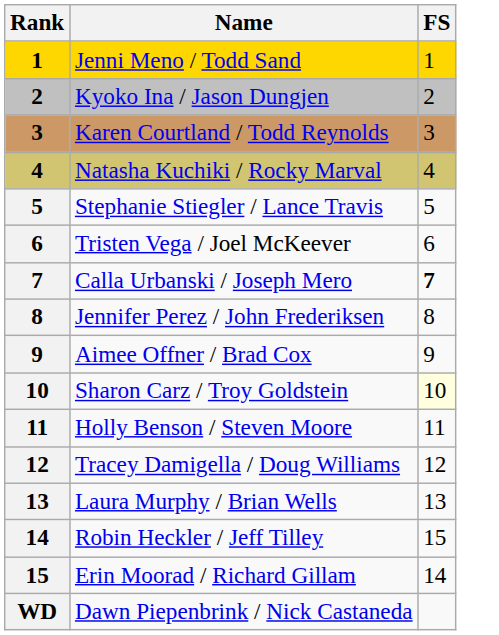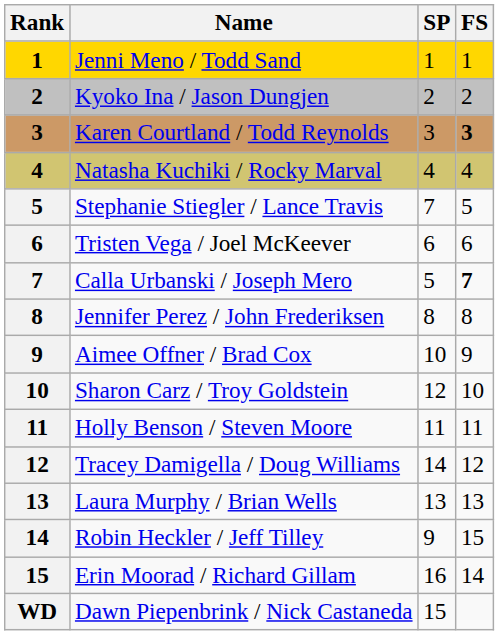+ column: (437, 22)
(429, 133) normal -> (467, 133) bold
(435, 390) lightyellow background -> (473, 390) no background
